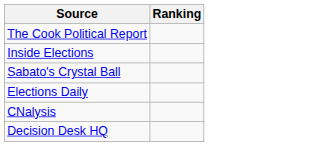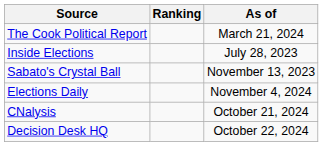+ column: (261, 14)
